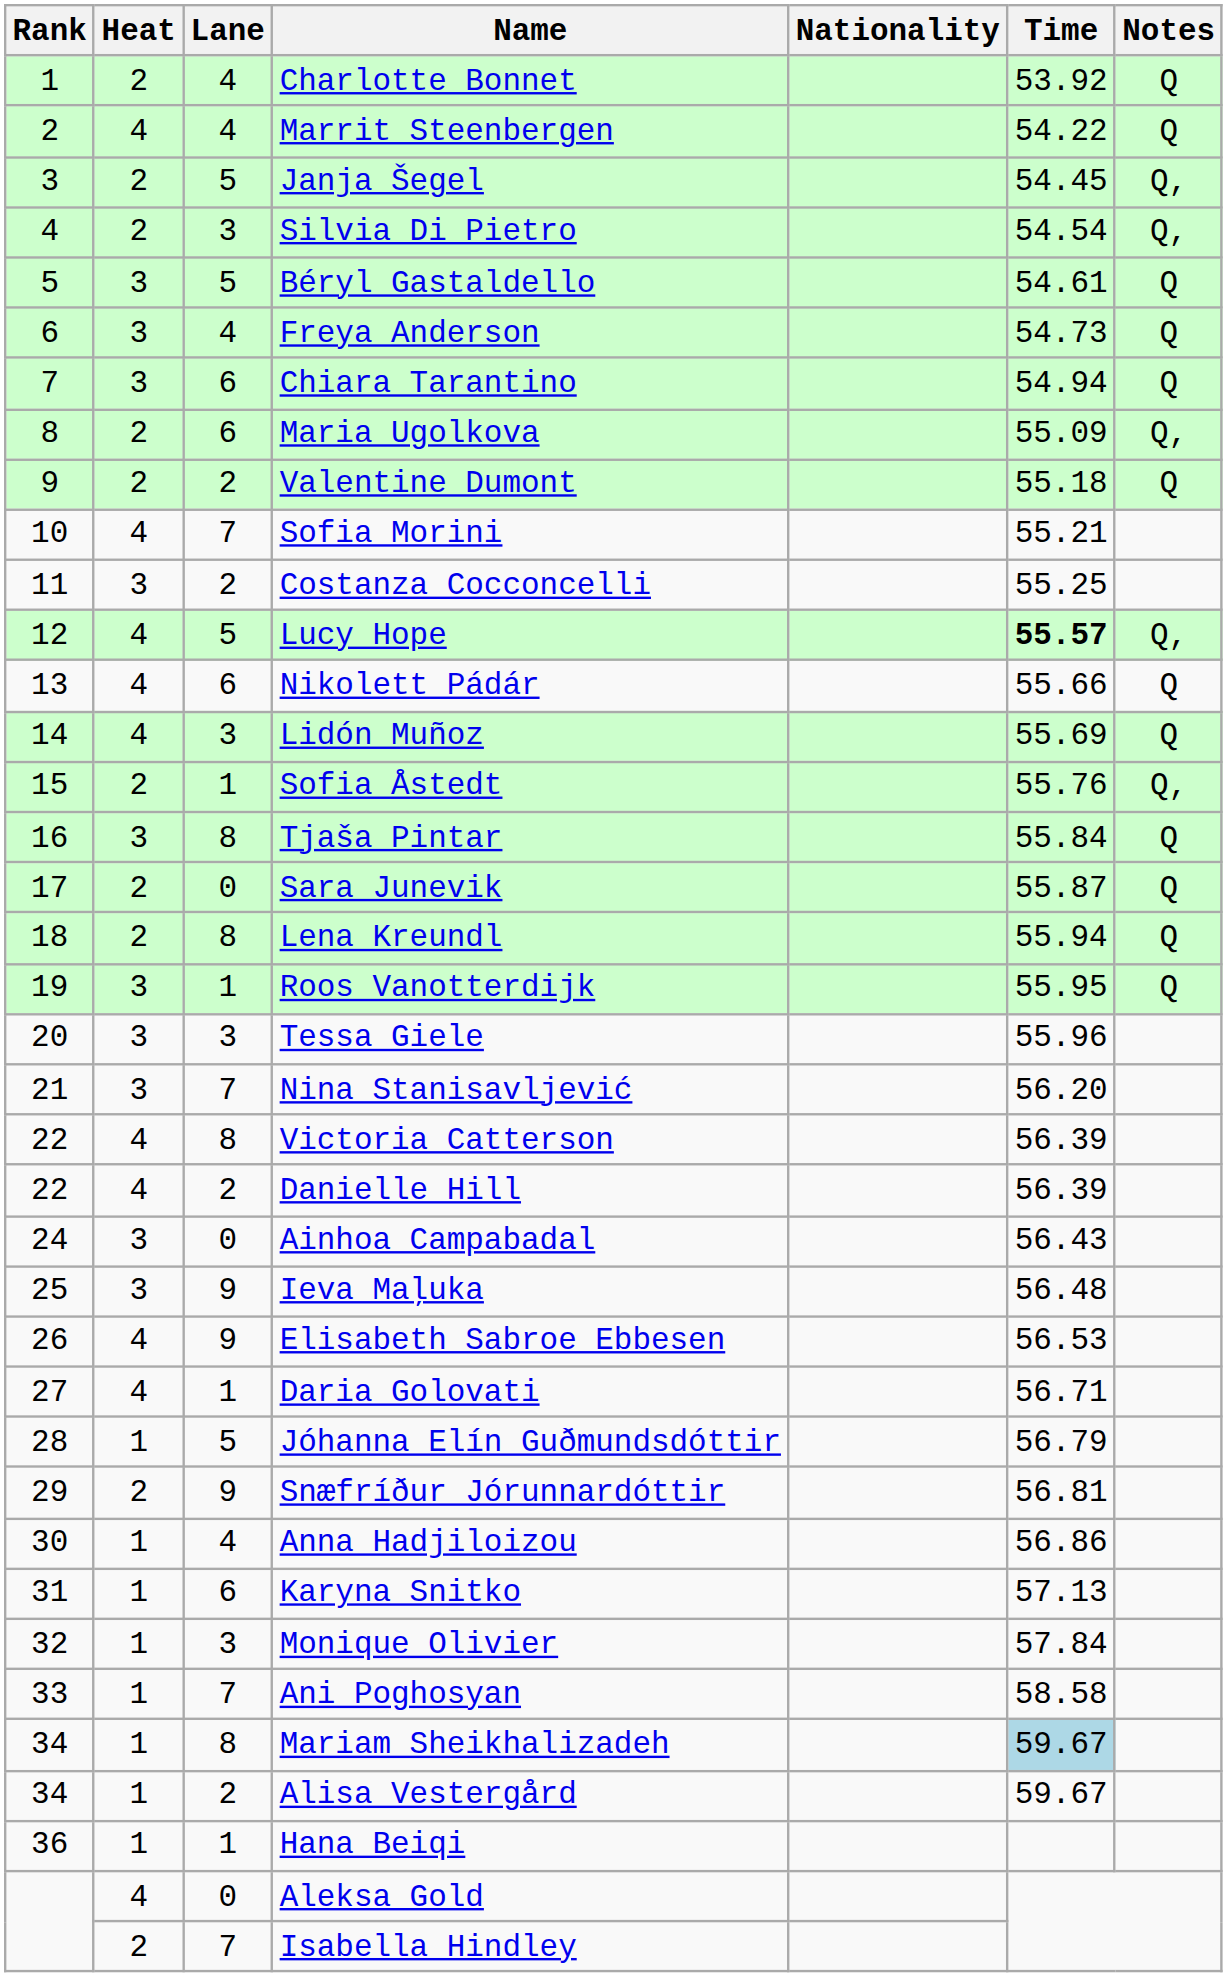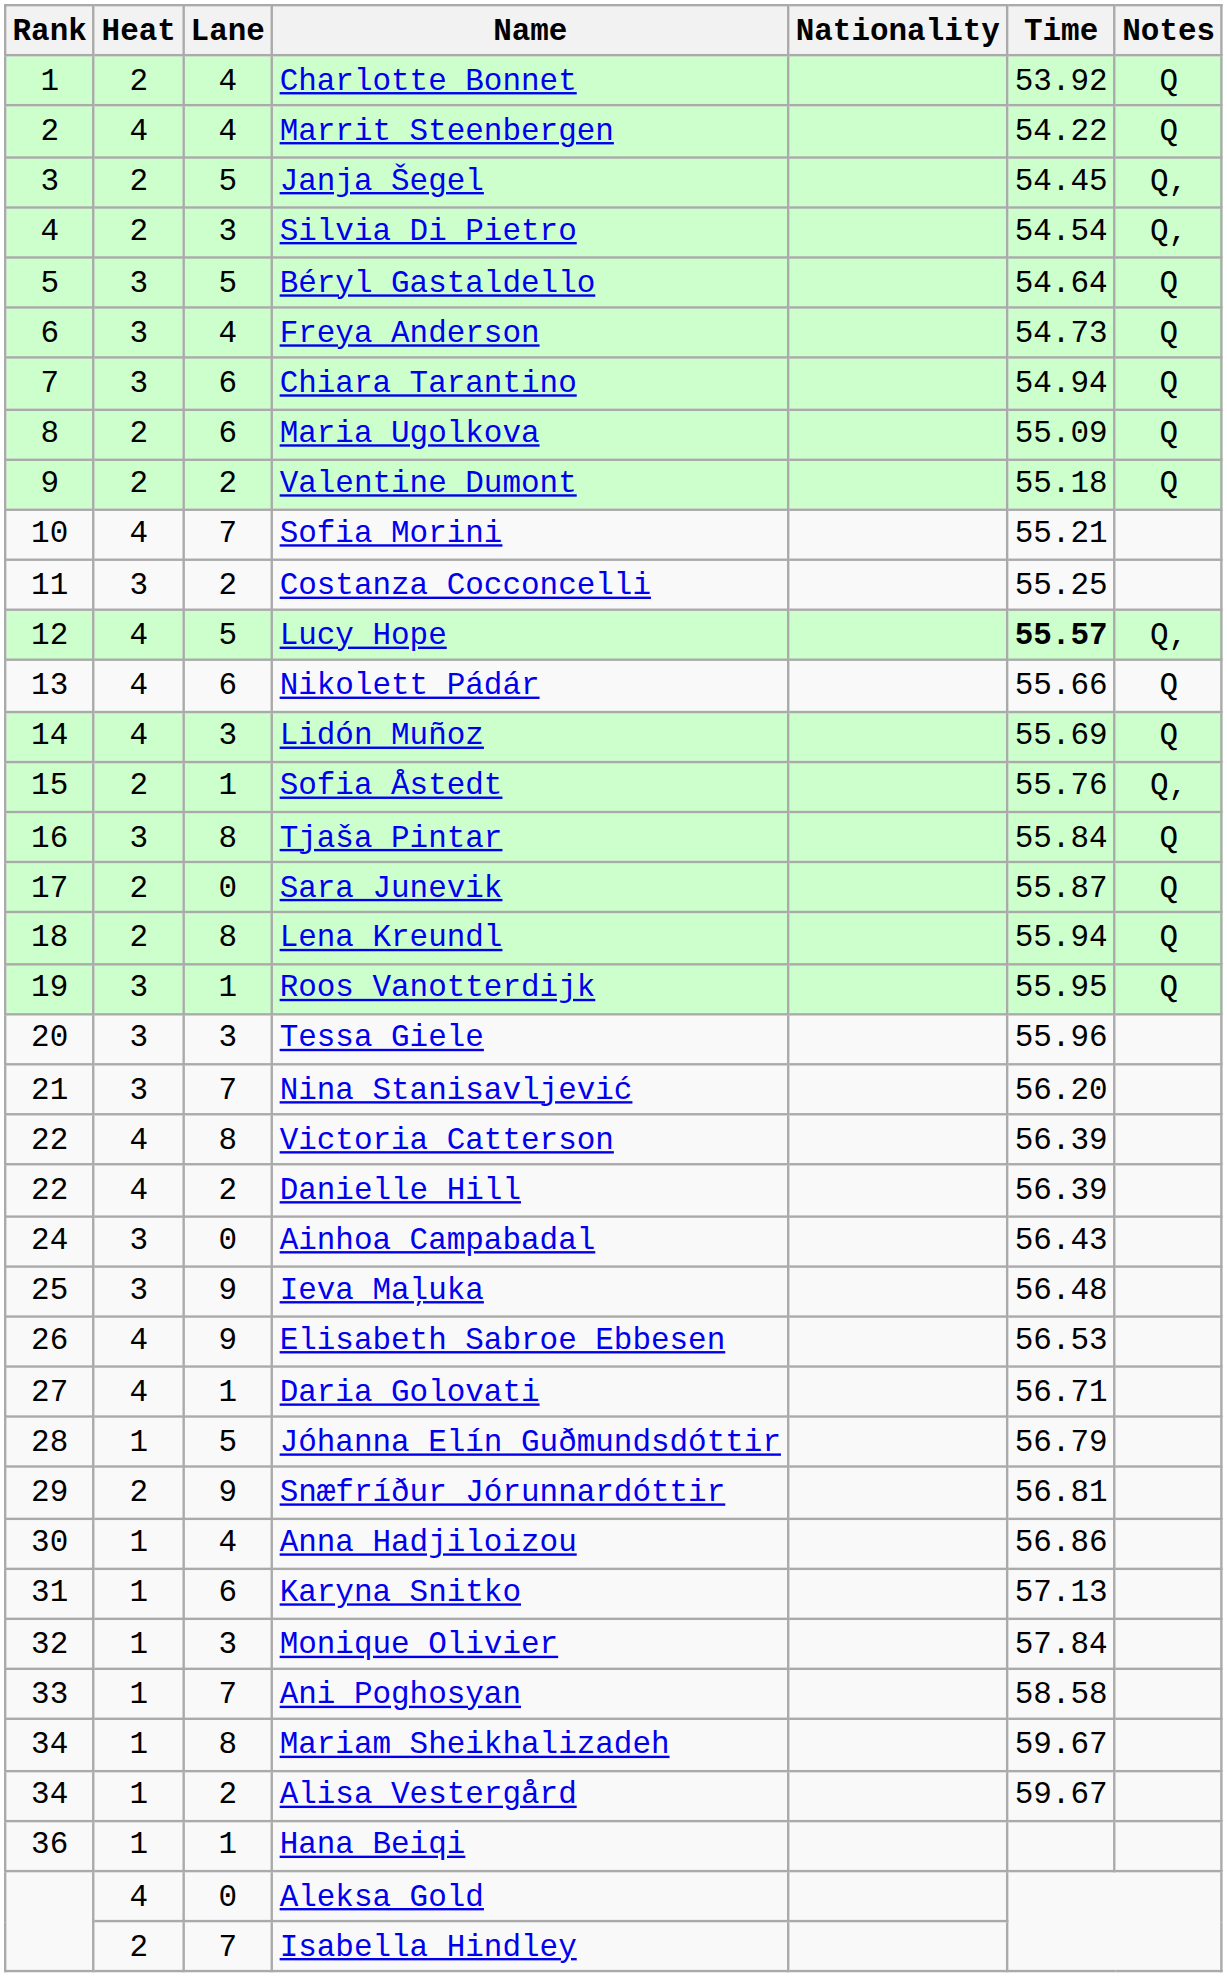(1061, 283) 54.61 -> (1061, 283) 54.64
(1169, 434) Q, -> (1169, 434) Q
(1061, 1745) lightblue background -> (1061, 1745) no background
